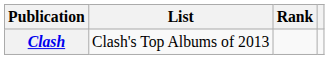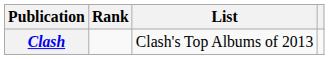columns swapped: (181, 16) <-> (295, 16)
